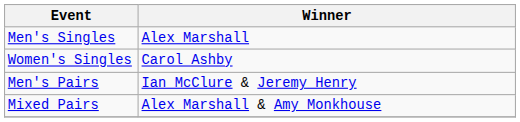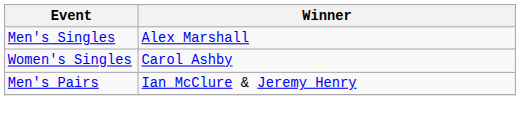- row: (53, 106)
